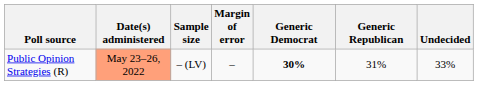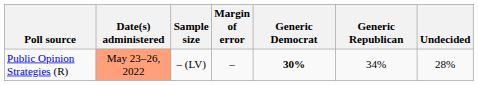(376, 65) 31% -> (376, 65) 34%
(445, 65) 33% -> (445, 65) 28%
